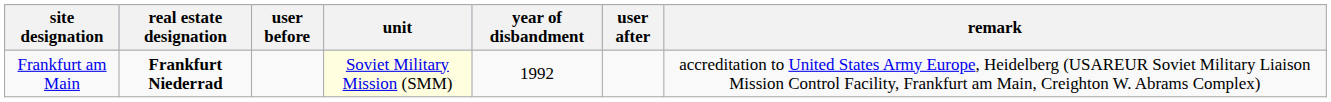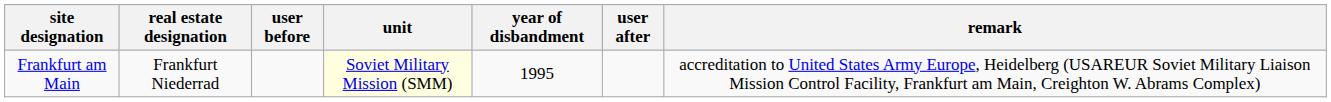(185, 73) bold -> (185, 73) normal
(537, 73) 1992 -> (537, 73) 1995
